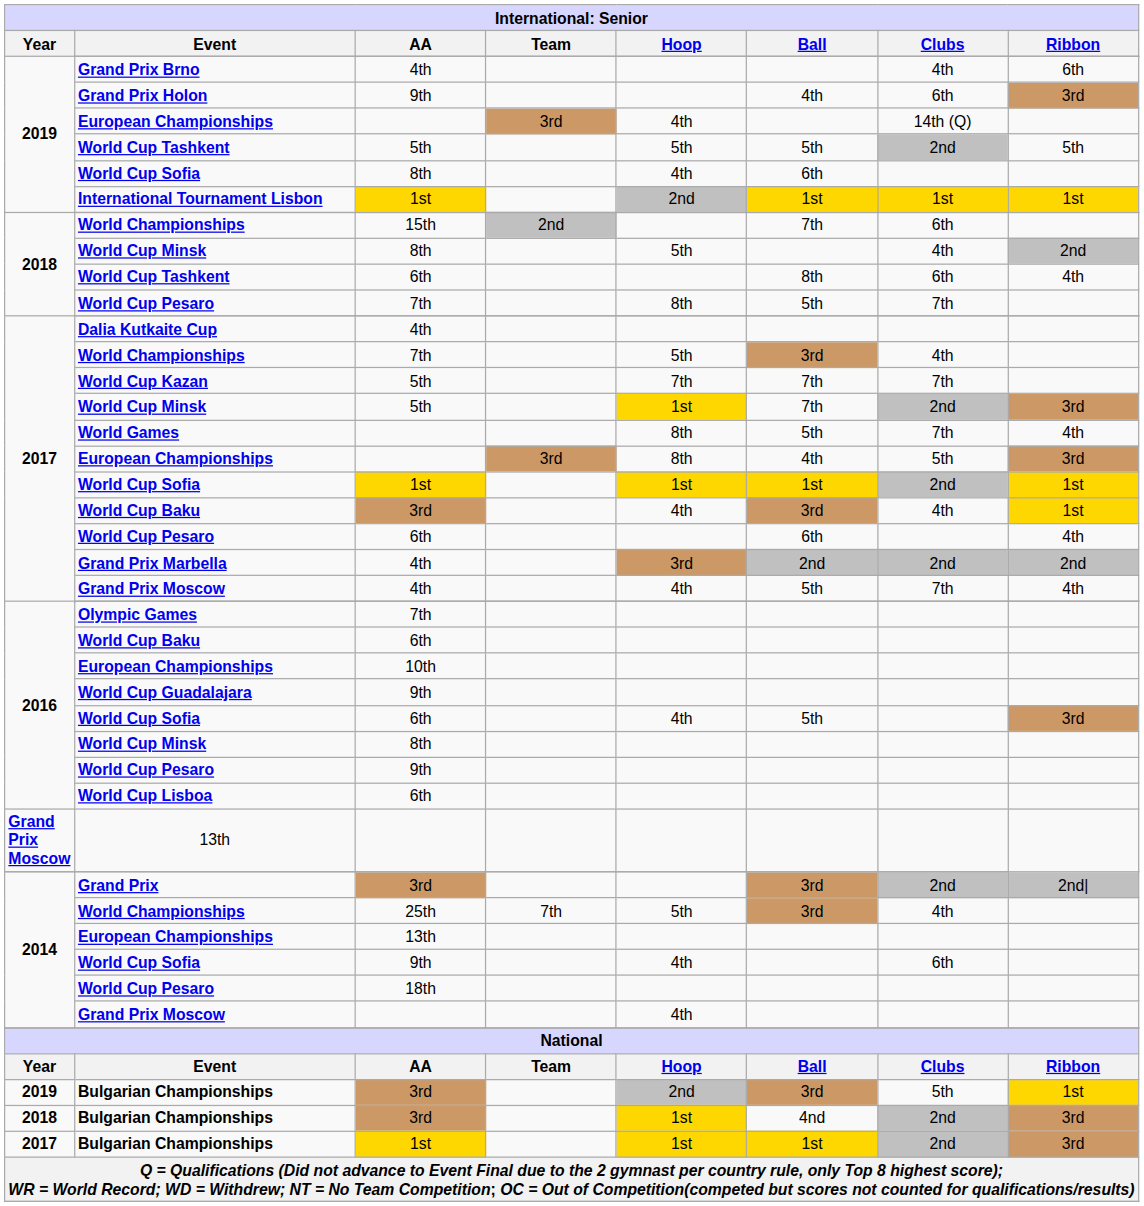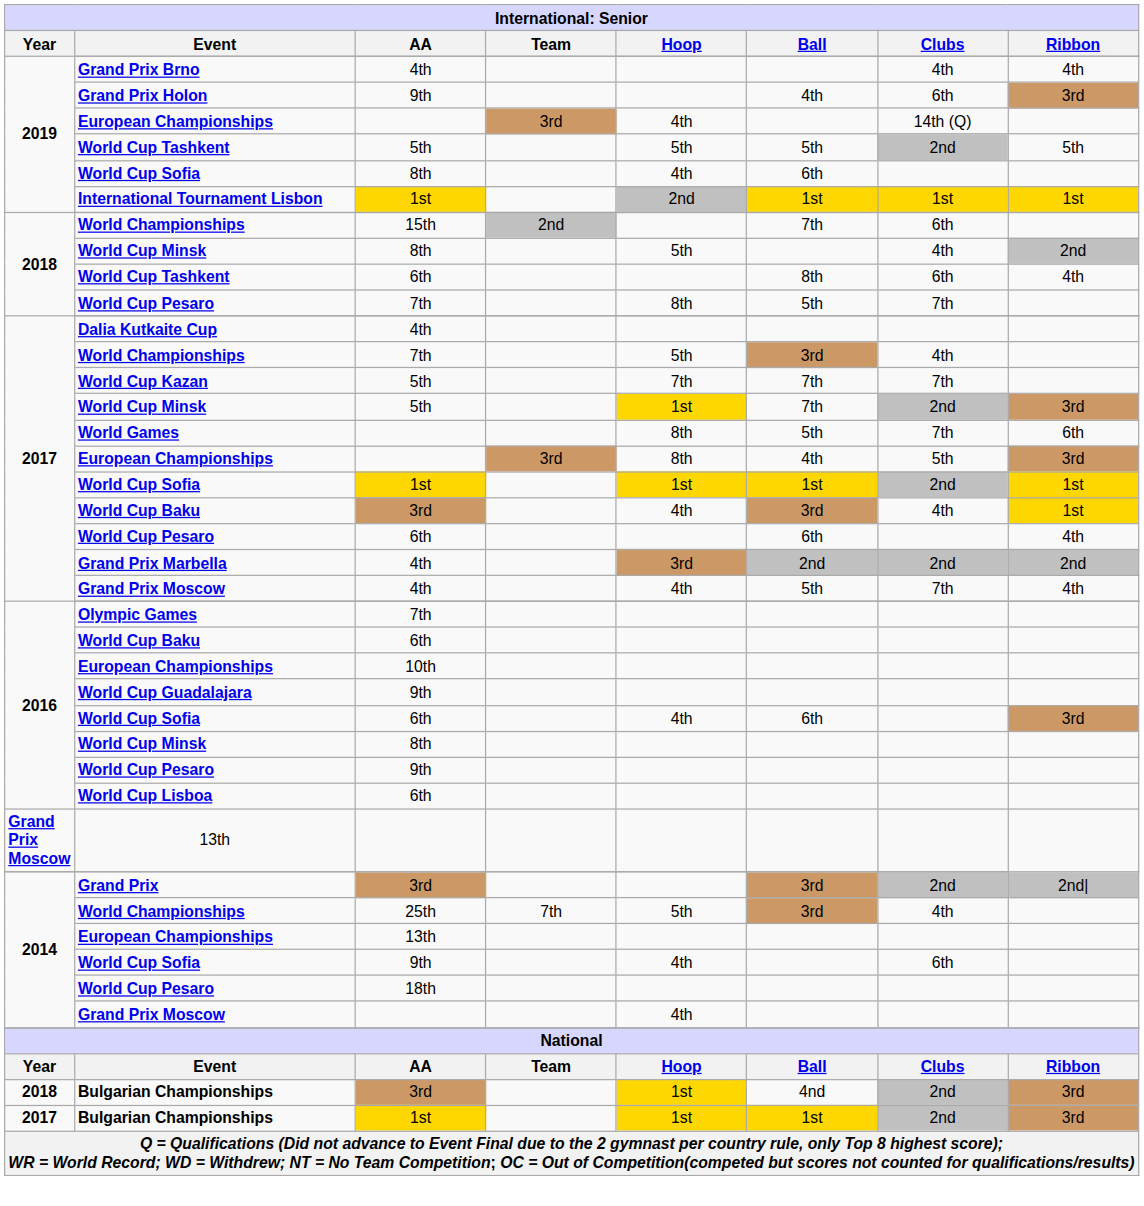(1073, 69) 6th -> (1073, 69) 4th
(1073, 433) 4th -> (1073, 433) 6th
(812, 718) 5th -> (812, 718) 6th
- row: (39, 1092)
